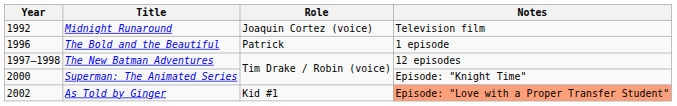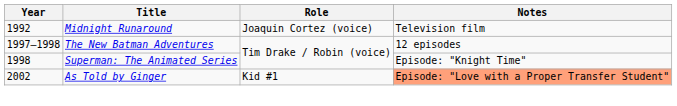- row: (142, 45)
(19, 77) 2000 -> (19, 61) 1998
